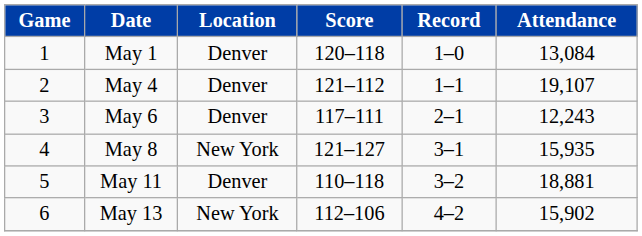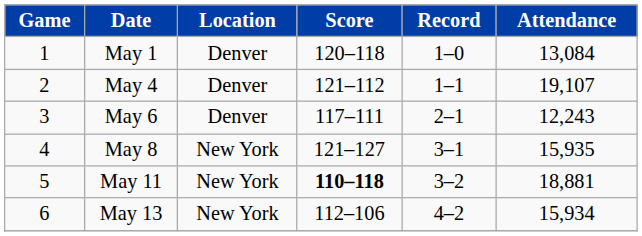(237, 181) Denver -> (237, 181) New York
(349, 181) normal -> (349, 181) bold
(567, 213) 15,902 -> (567, 213) 15,934
